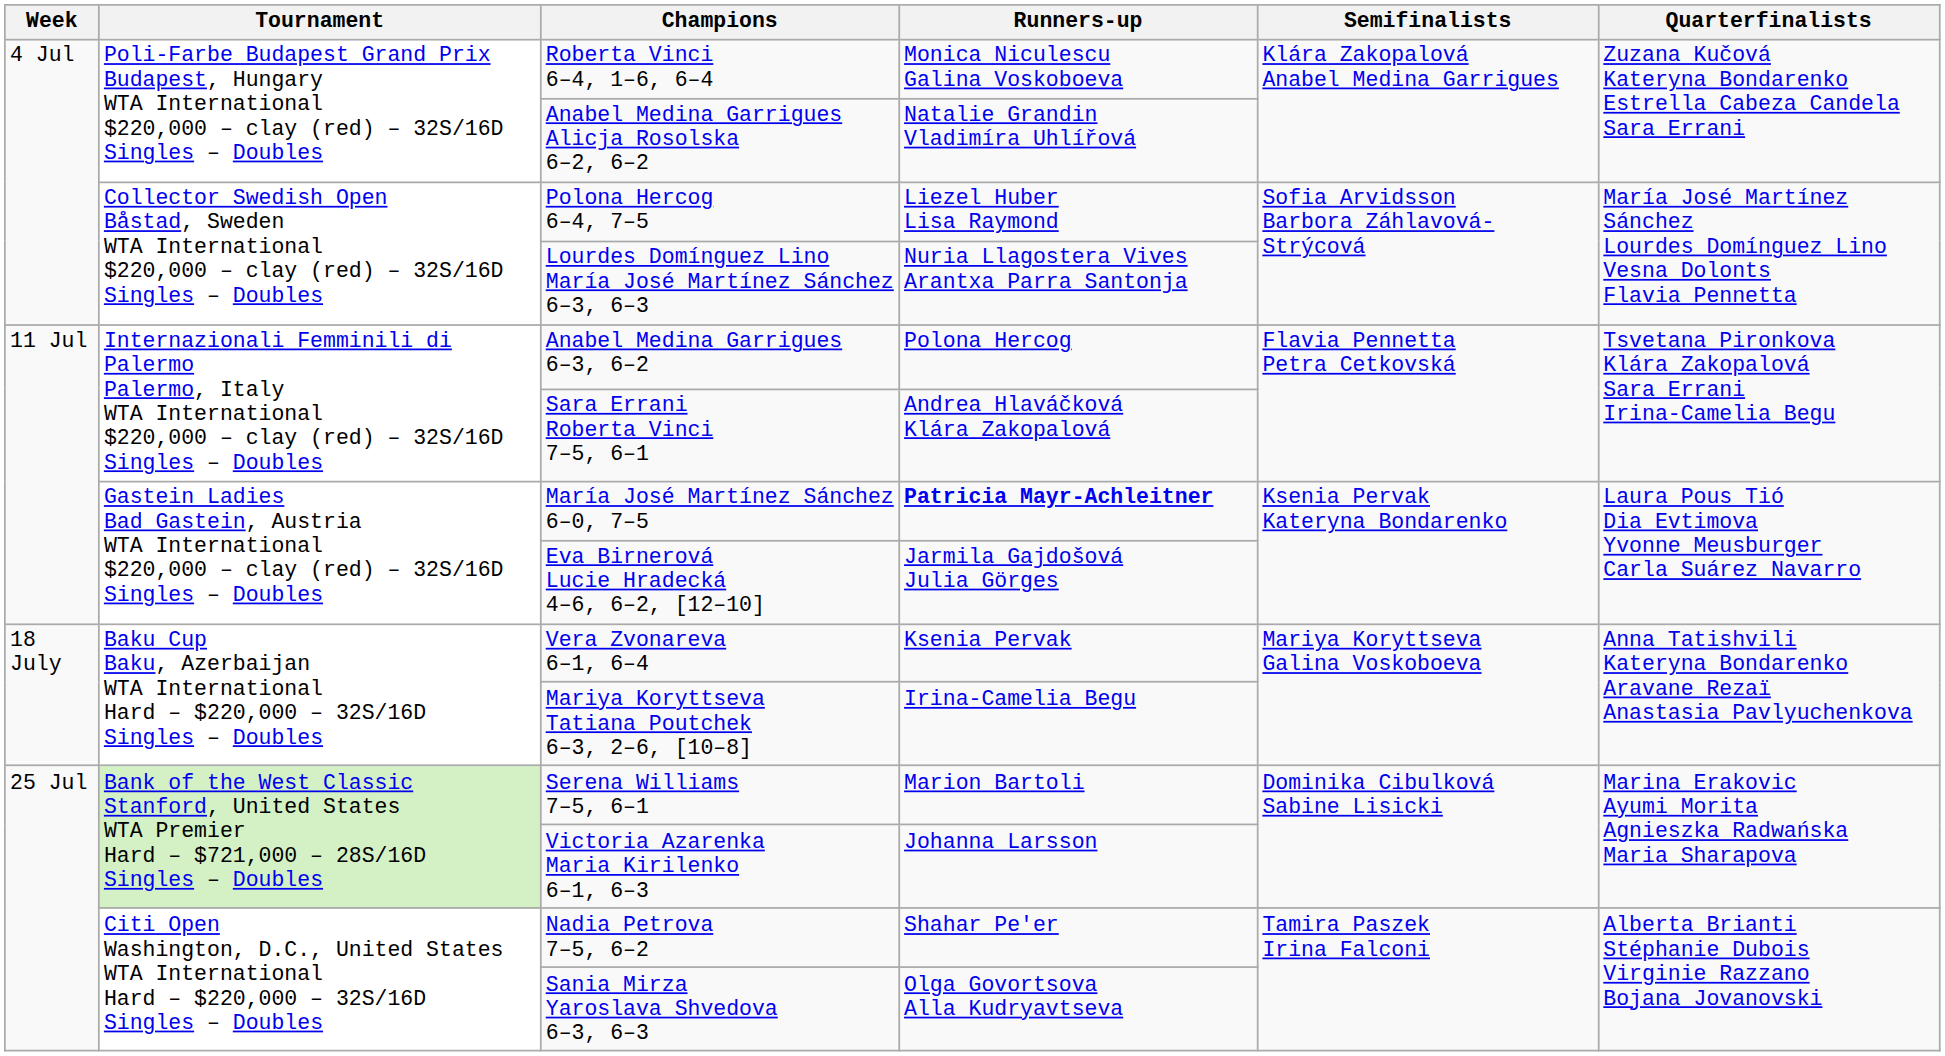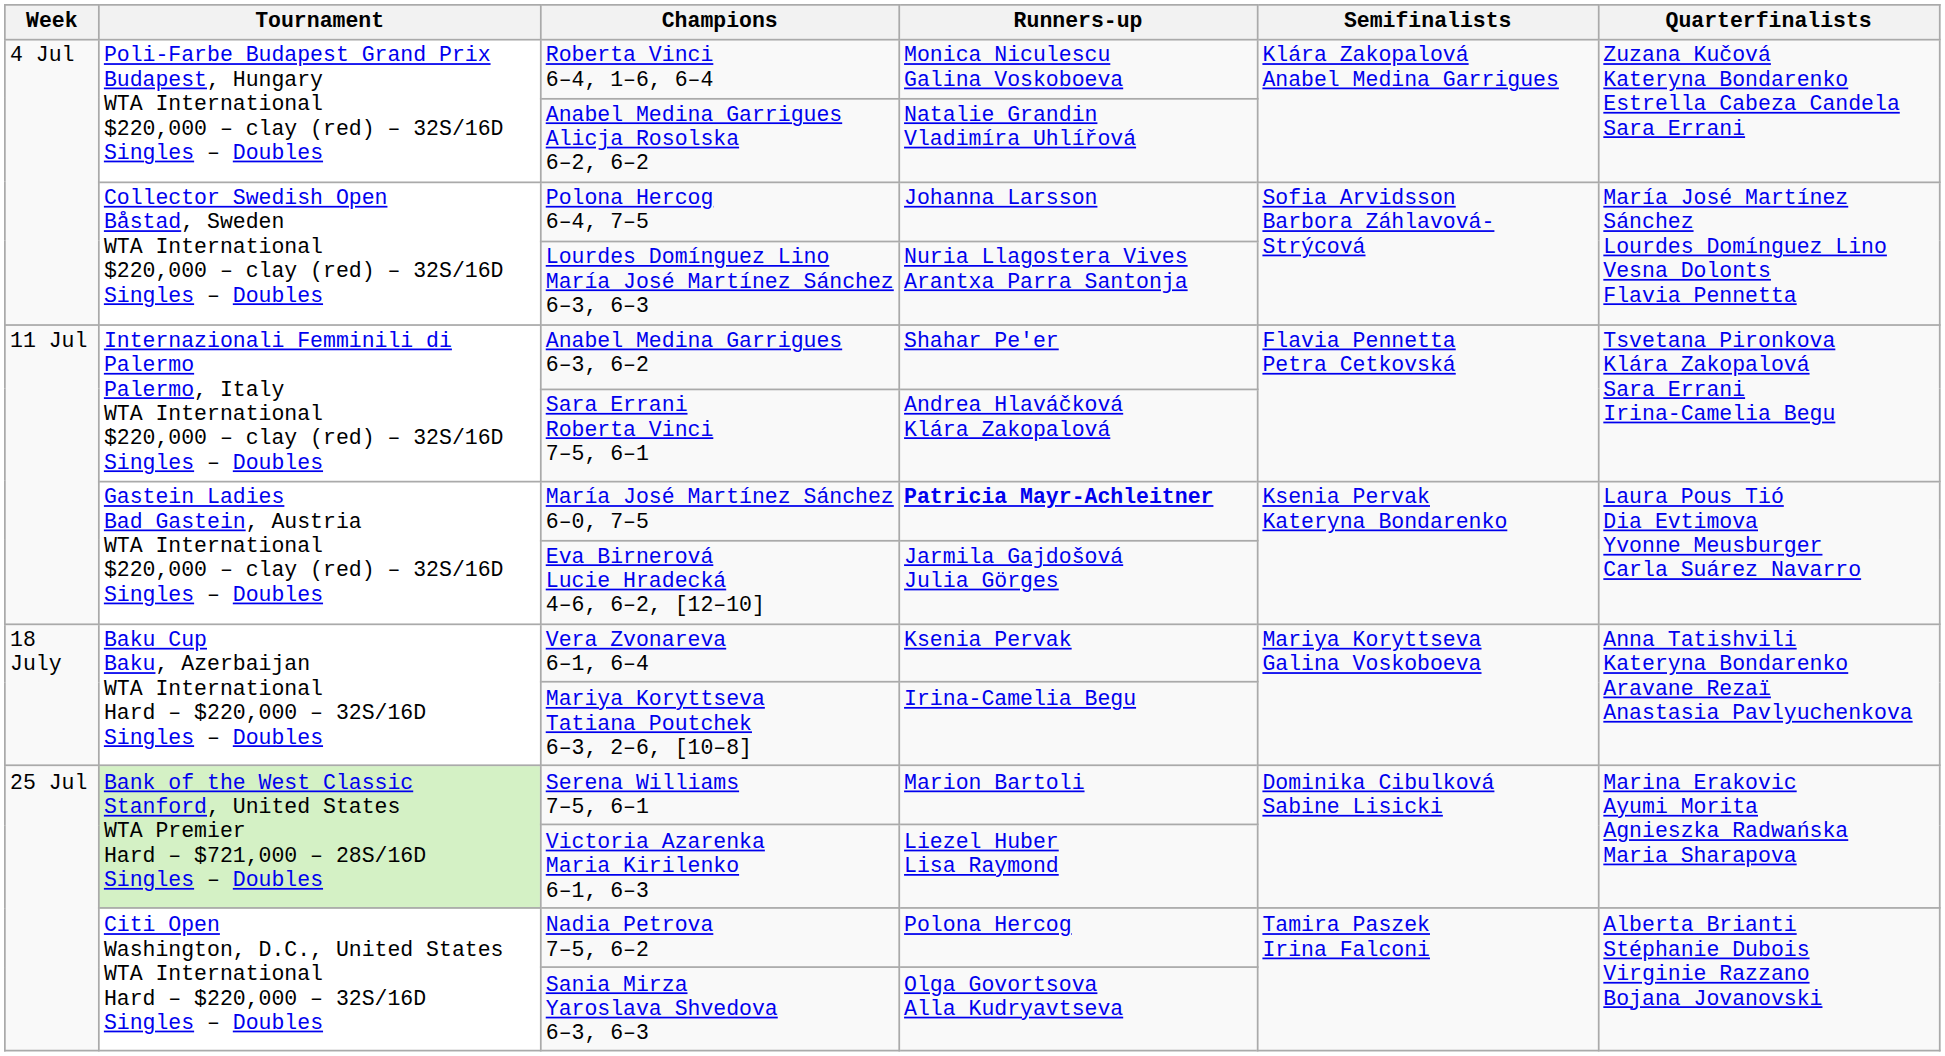(981, 212) Liezel Huber Lisa Raymond -> (1001, 200) Johanna Larsson
(988, 342) Polona Hercog -> (981, 342) Shahar Pe'er
(1001, 843) Johanna Larsson -> (981, 855) Liezel Huber Lisa Raymond
(981, 926) Shahar Pe'er -> (988, 926) Polona Hercog
